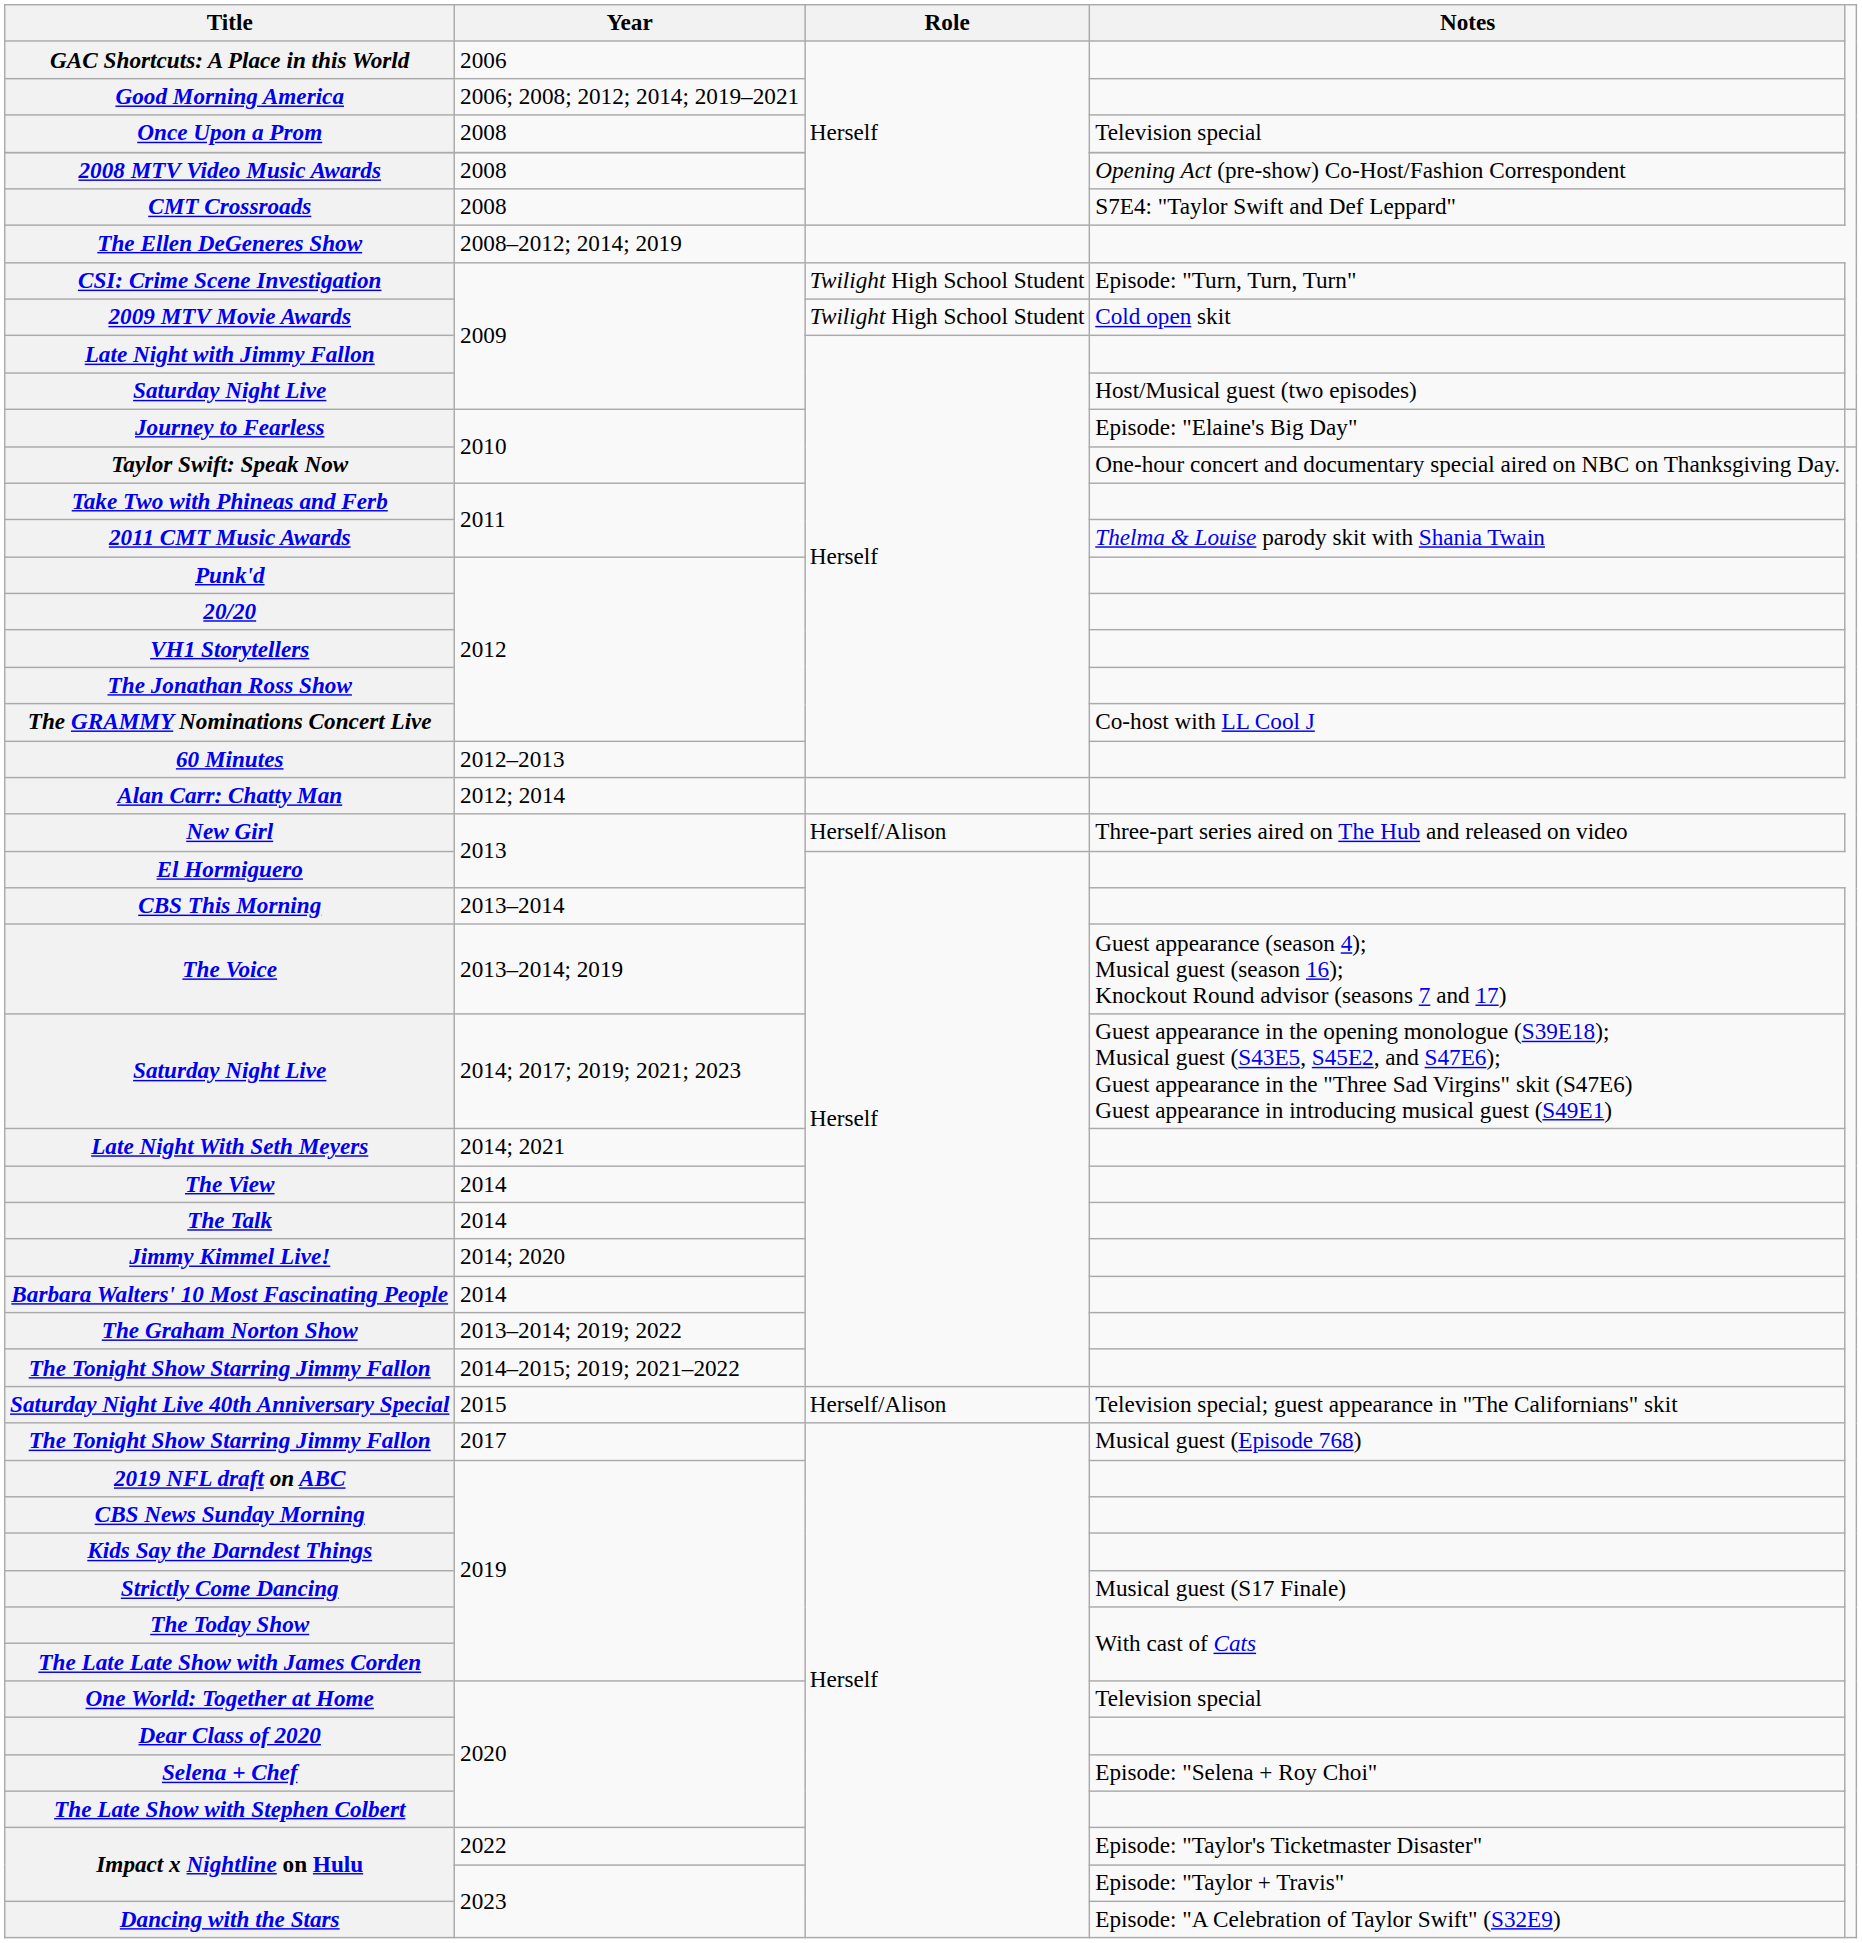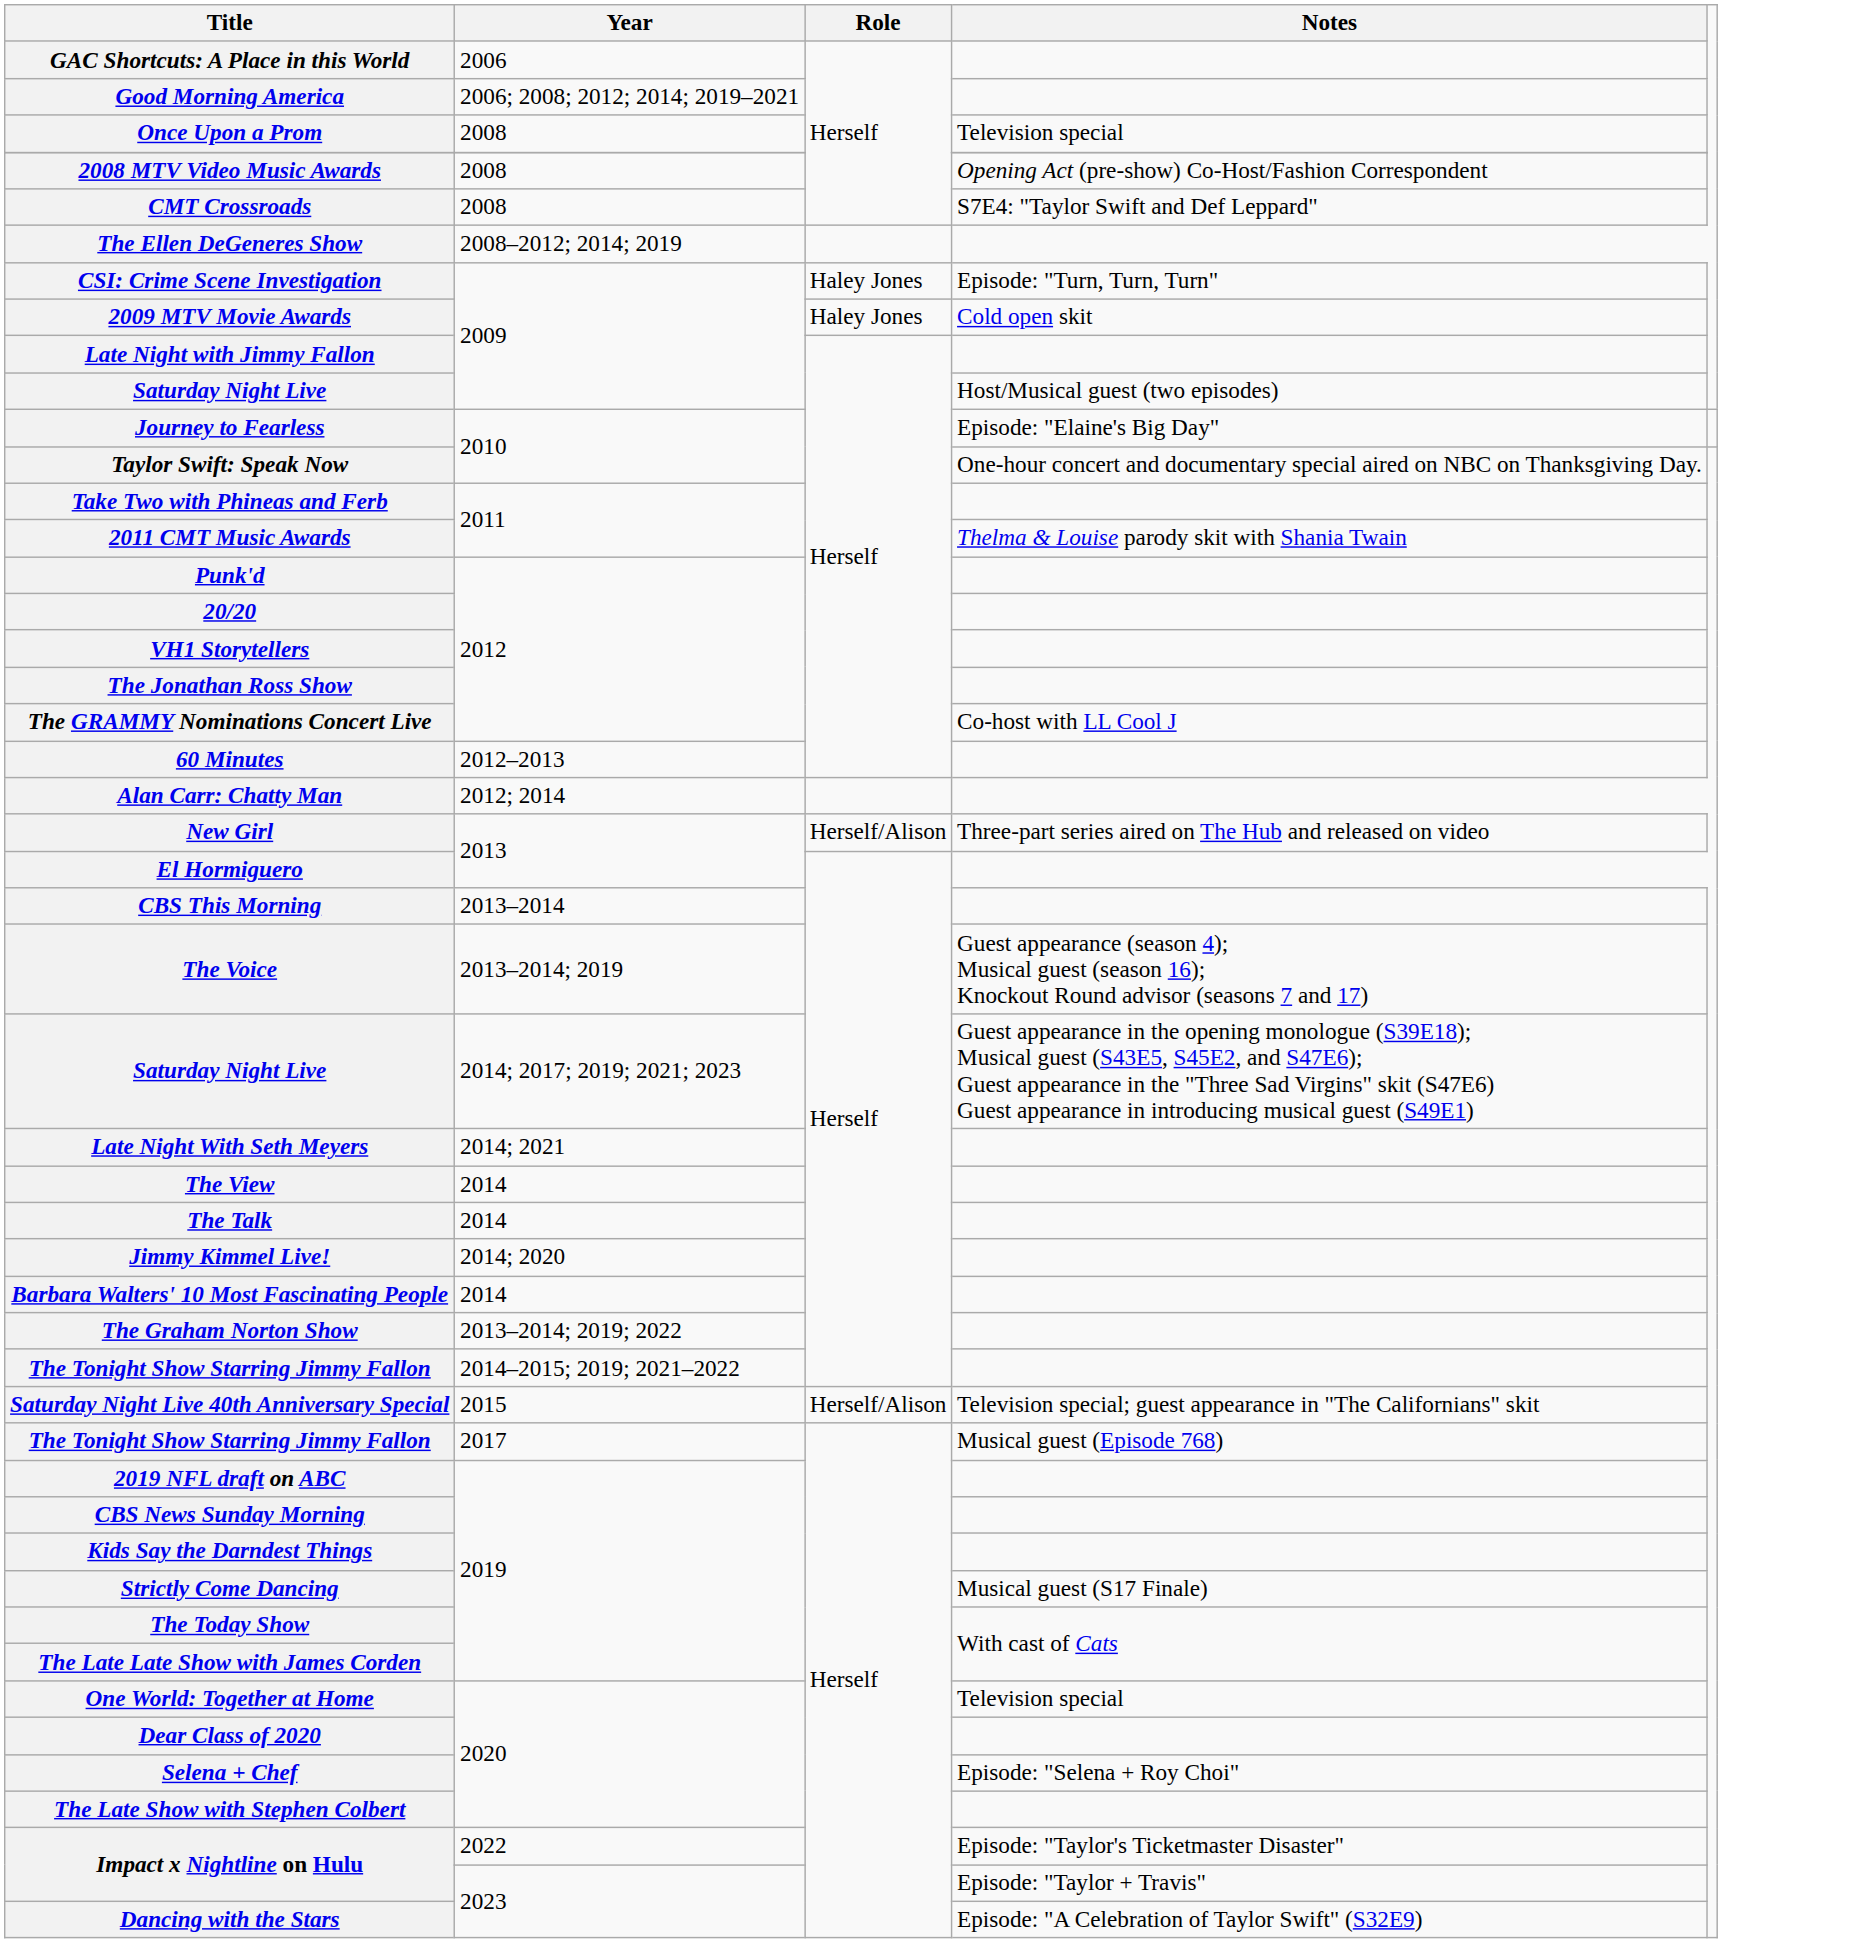(947, 280) Twilight High School Student -> (866, 280) Haley Jones
(947, 317) Twilight High School Student -> (866, 317) Haley Jones
